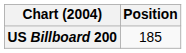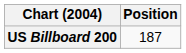(150, 37) 185 -> (150, 37) 187
